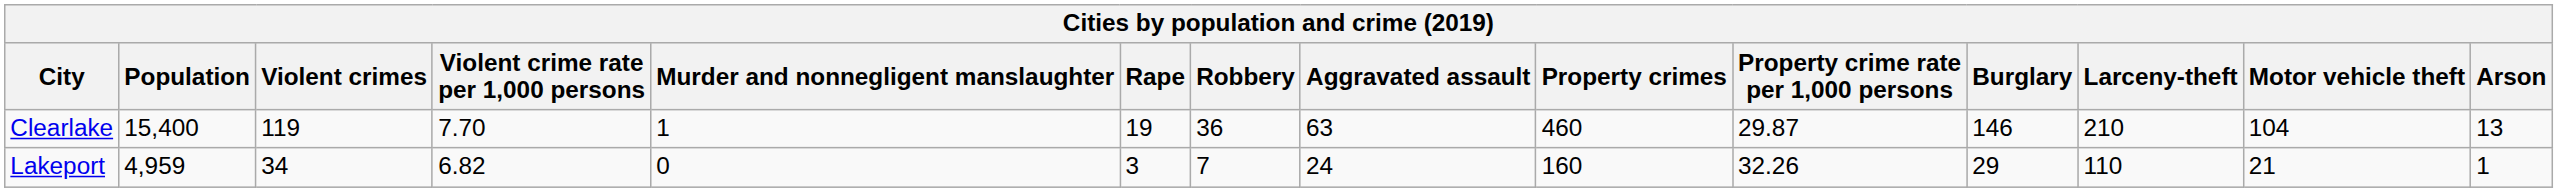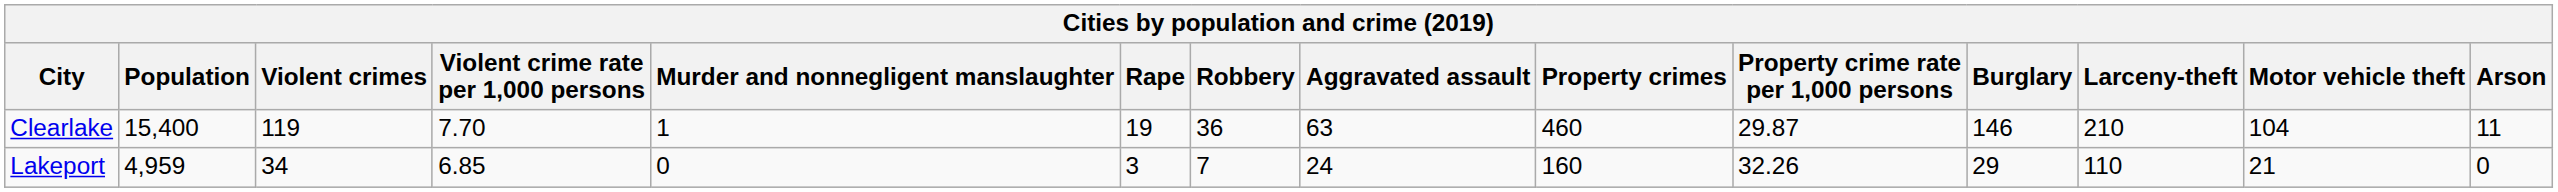(2490, 128) 13 -> (2489, 128) 11
(462, 166) 6.82 -> (462, 166) 6.85
(2483, 166) 1 -> (2483, 166) 0
